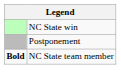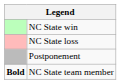+ row: (54, 42)
